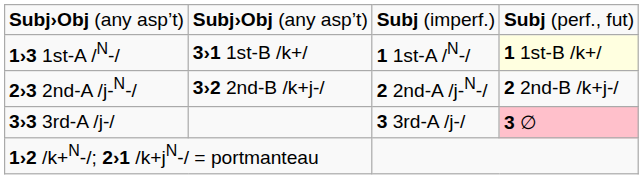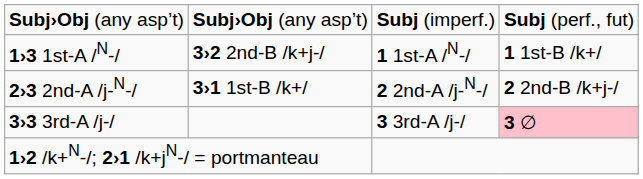(250, 52) 3›1 1st-B /k+/ -> (259, 52) 3›2 2nd-B /k+j-/
(553, 52) lightyellow background -> (553, 52) no background
(259, 88) 3›2 2nd-B /k+j-/ -> (250, 88) 3›1 1st-B /k+/
